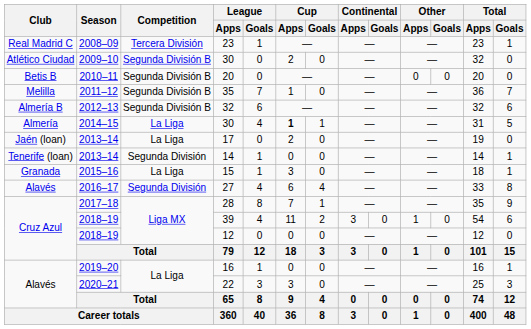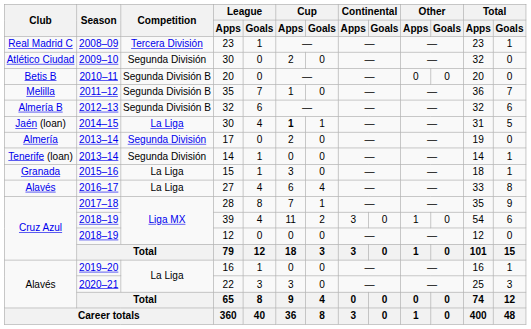(167, 60) Segunda División B -> (167, 60) Segunda División
(41, 124) Almería -> (41, 124) Jaén (loan)
(41, 140) Jaén (loan) -> (41, 140) Almería
(167, 140) La Liga -> (167, 140) Segunda División
(167, 188) Segunda División -> (167, 188) La Liga
